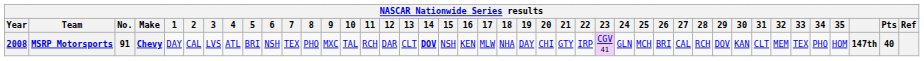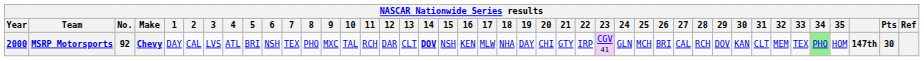(17, 43) 2008 -> (17, 43) 2000
(125, 43) 91 -> (125, 43) 92
(820, 43) no background -> (820, 43) lightgreen background
(889, 43) 40 -> (889, 43) 30
